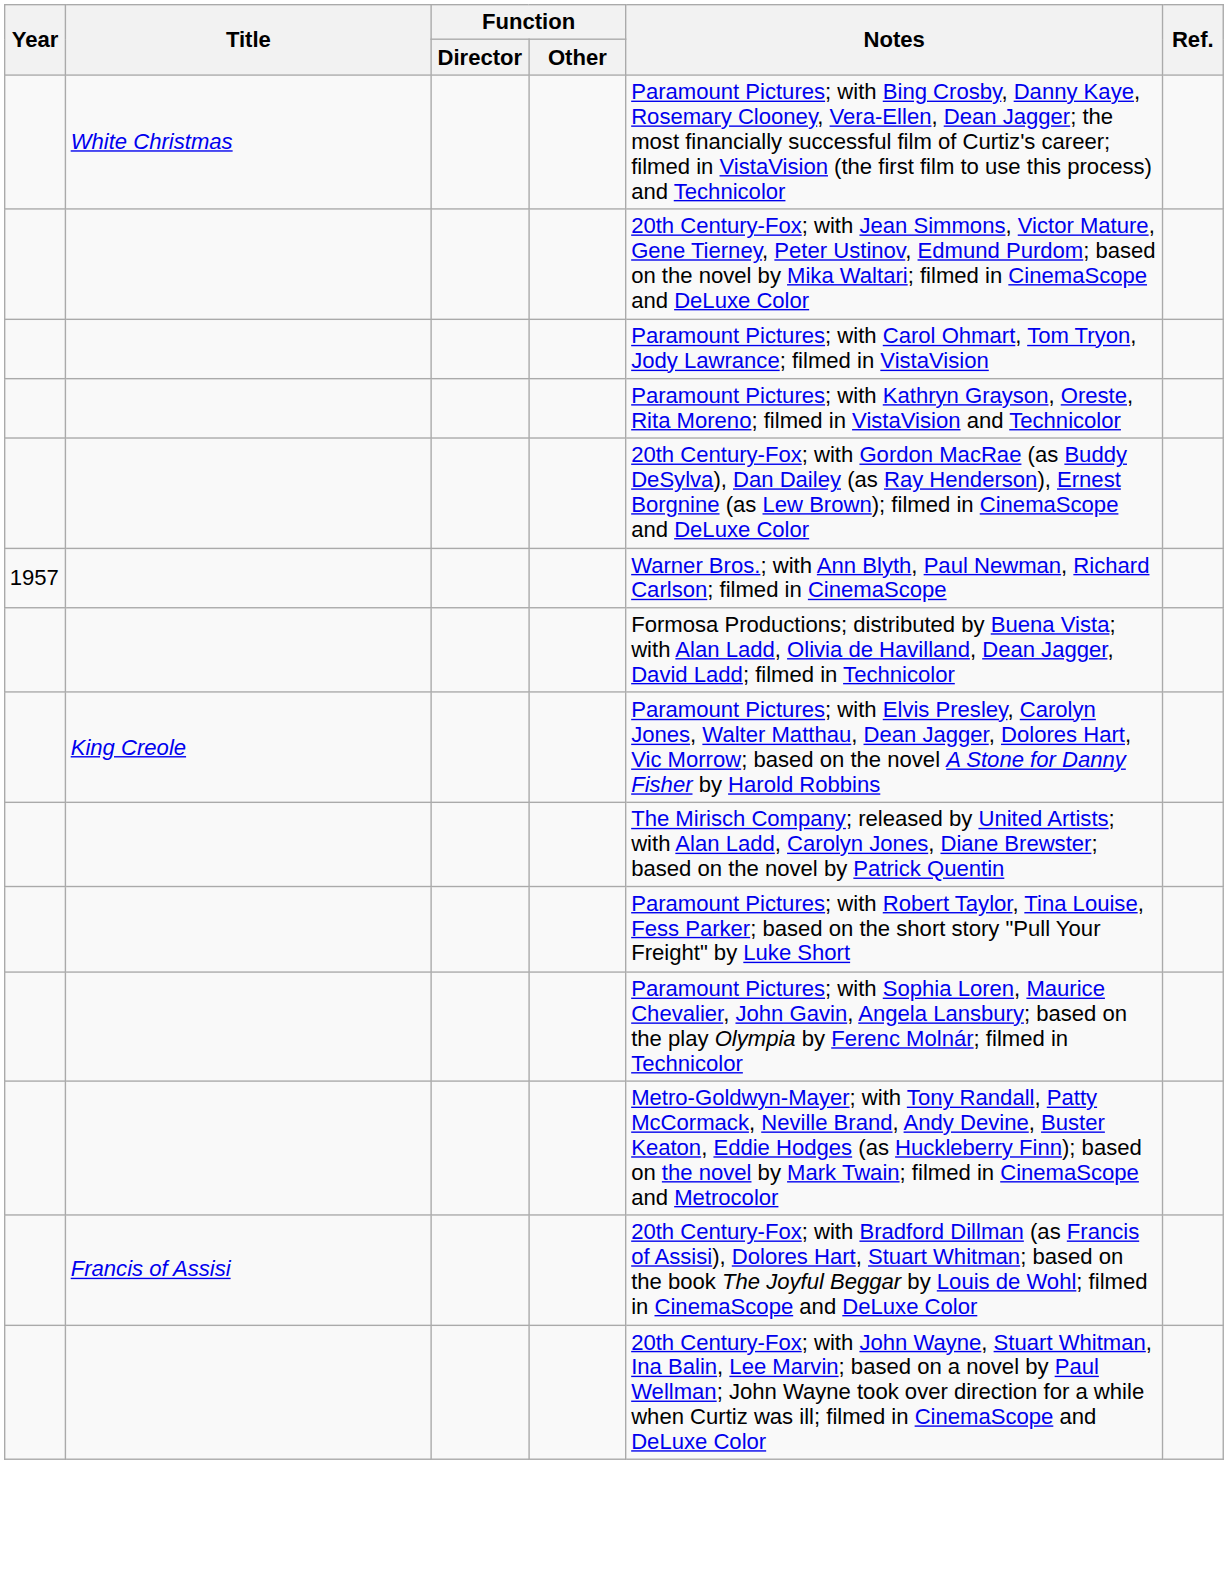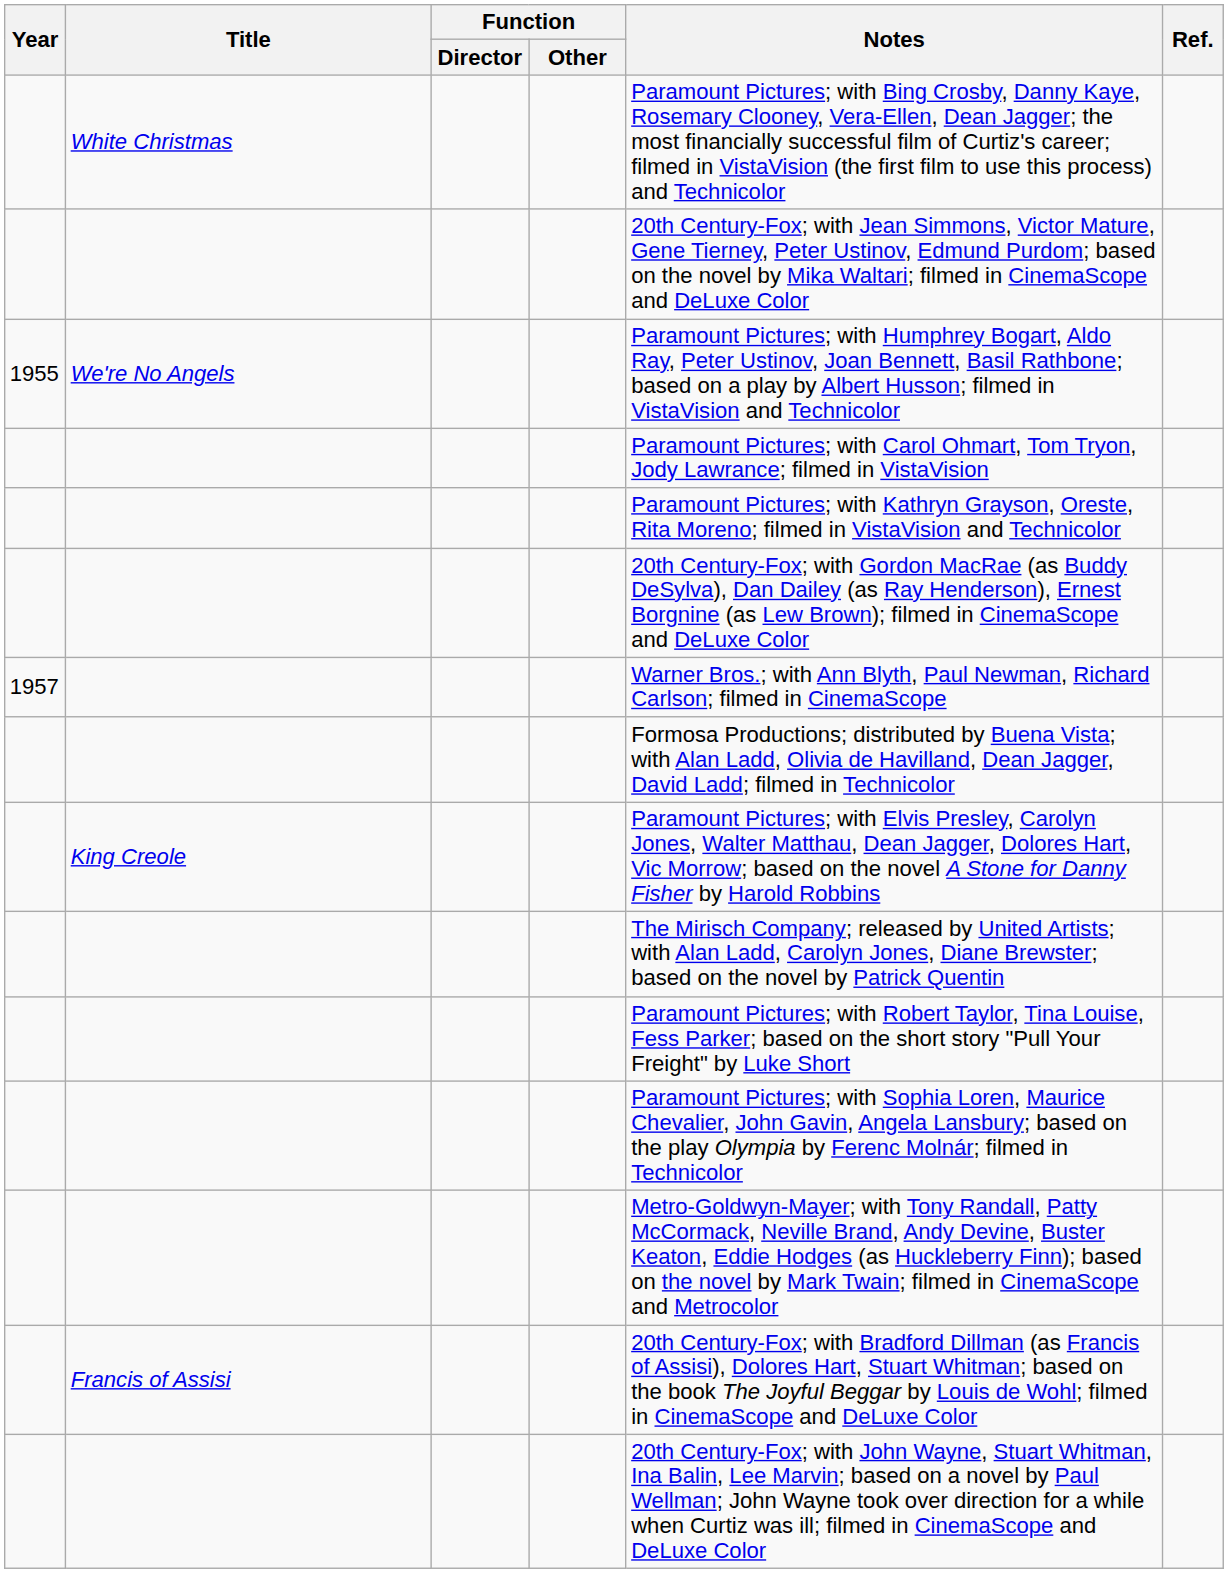+ row: (34, 373)
